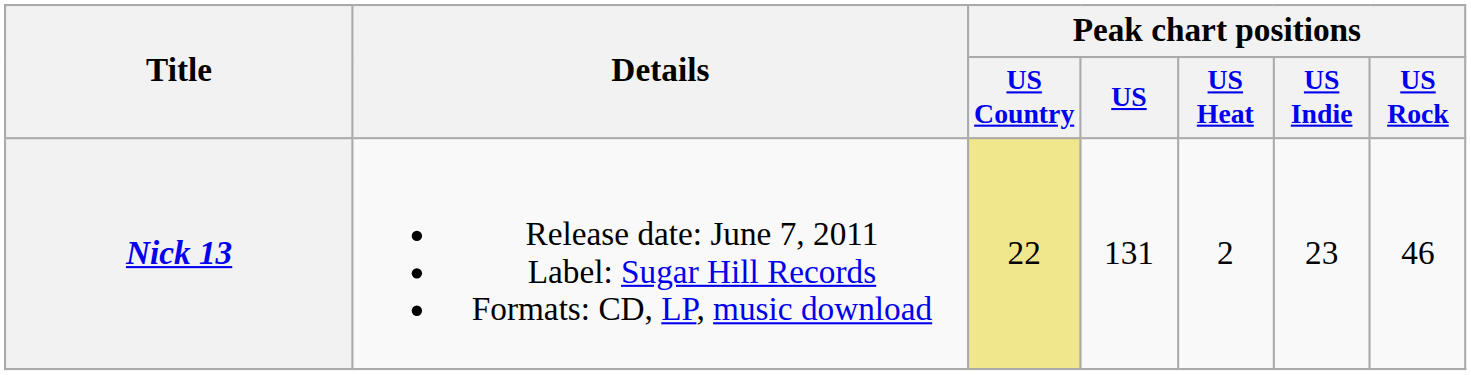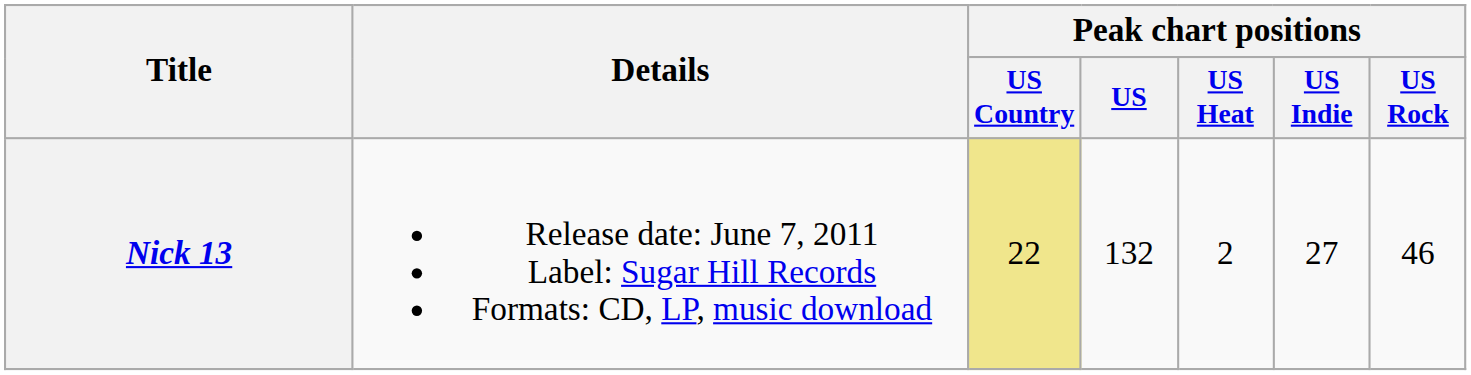(1129, 252) 131 -> (1129, 252) 132
(1322, 252) 23 -> (1322, 252) 27
